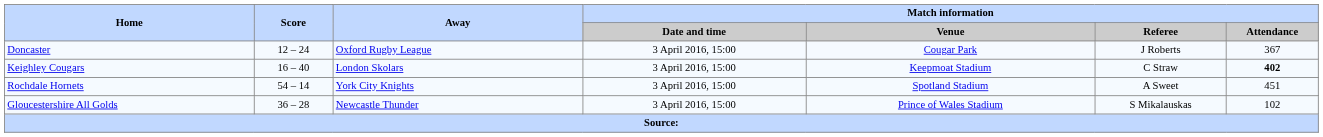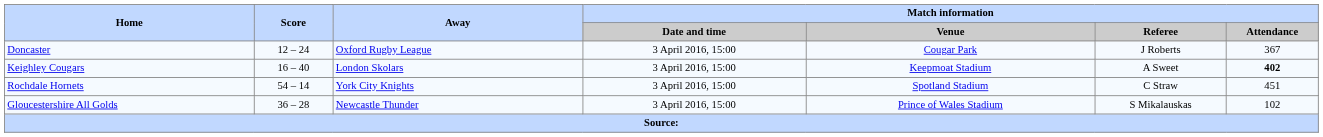(1161, 68) C Straw -> (1161, 68) A Sweet
(1161, 86) A Sweet -> (1161, 86) C Straw
